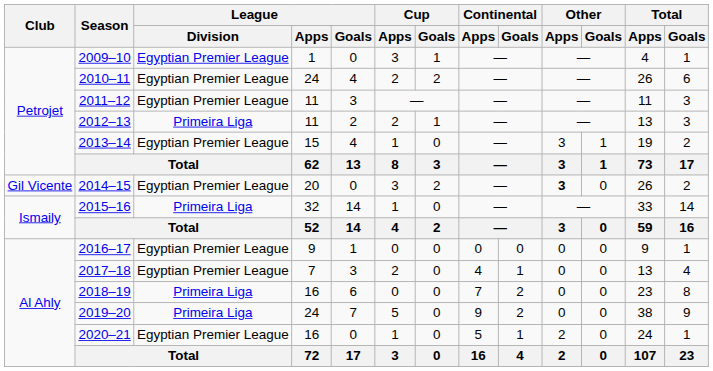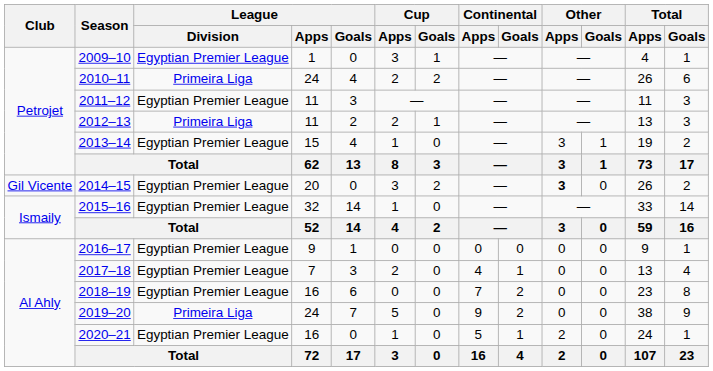(213, 79) Egyptian Premier League -> (213, 79) Primeira Liga
(213, 206) Primeira Liga -> (213, 206) Egyptian Premier League
(213, 292) Primeira Liga -> (213, 292) Egyptian Premier League
